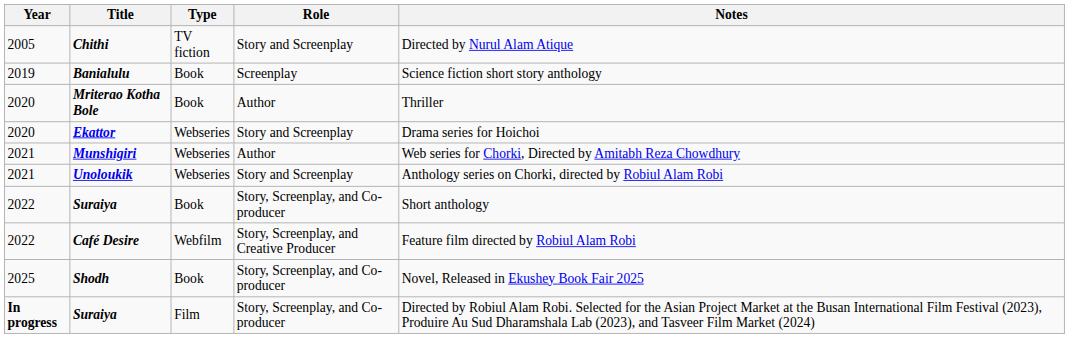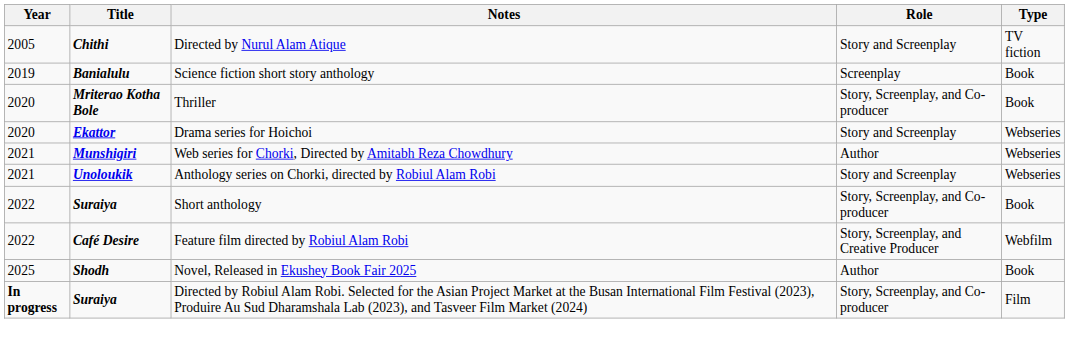columns swapped: (202, 15) <-> (731, 15)
(256, 102) Author -> (913, 102) Story, Screenplay, and Co-producer
(309, 278) Story, Screenplay, and Co-producer -> (859, 270) Author
